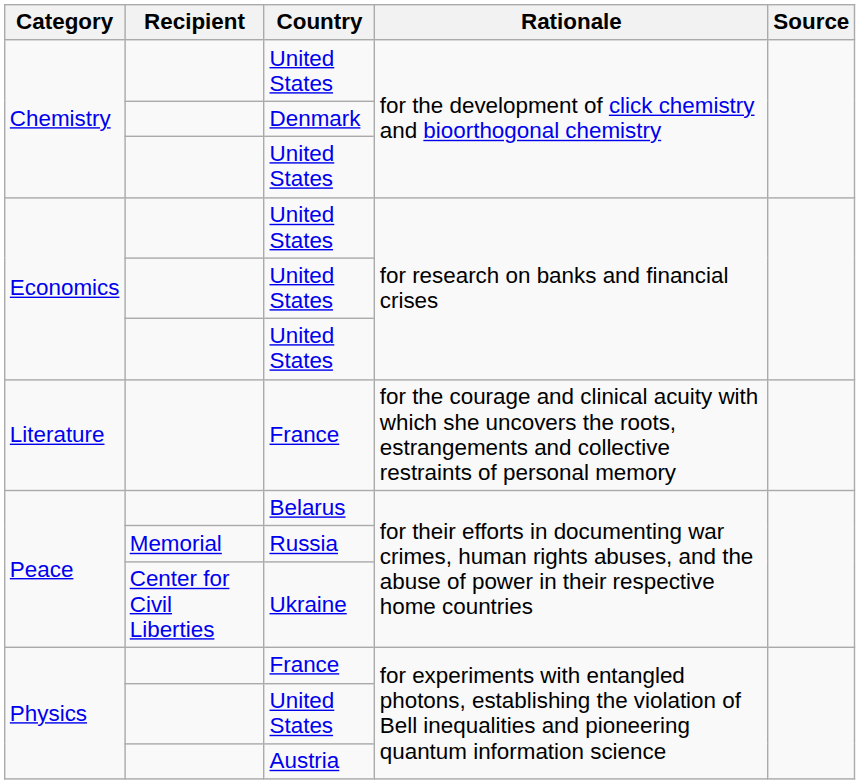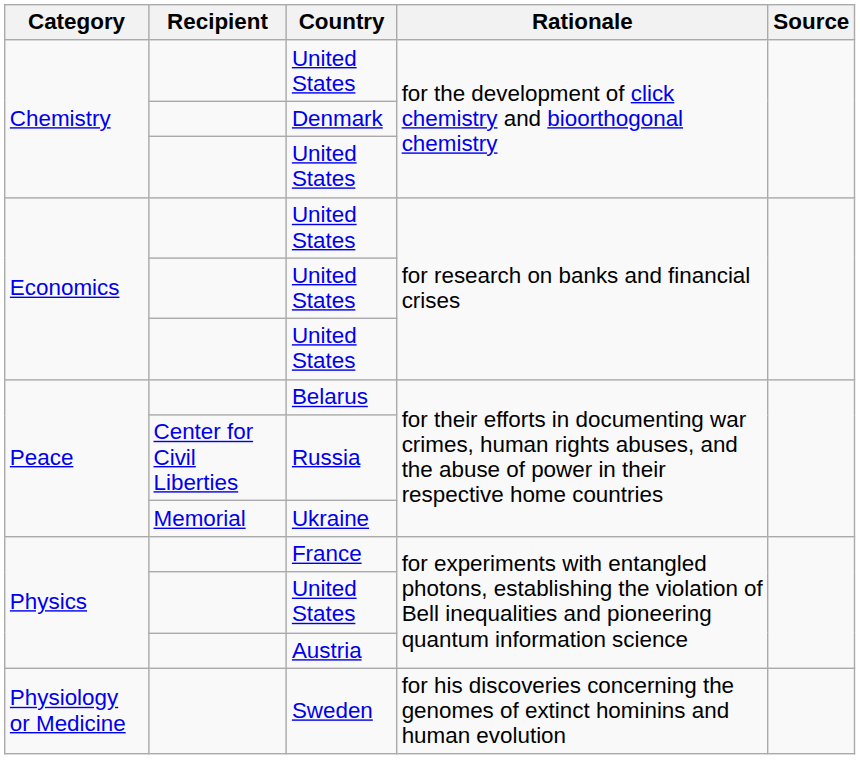- row: (57, 434)
(176, 543) Memorial -> (203, 457) Center for Civil Liberties
(180, 604) Center for Civil Liberties -> (200, 518) Memorial
+ row: (68, 710)
